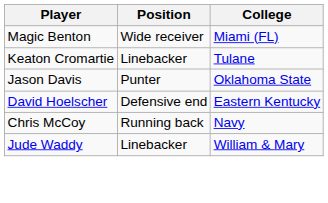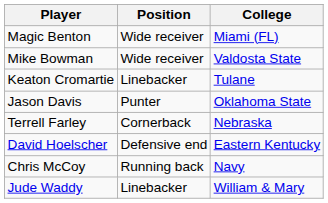+ row: (50, 58)
+ row: (47, 123)
